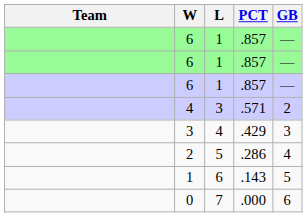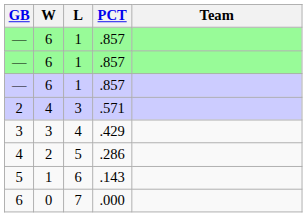columns swapped: (90, 16) <-> (287, 16)
